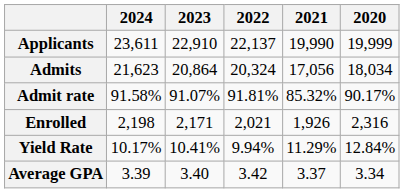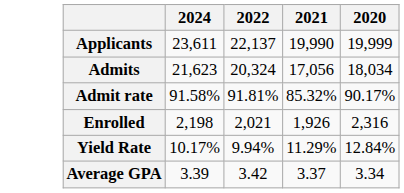- column: (195, 17)
